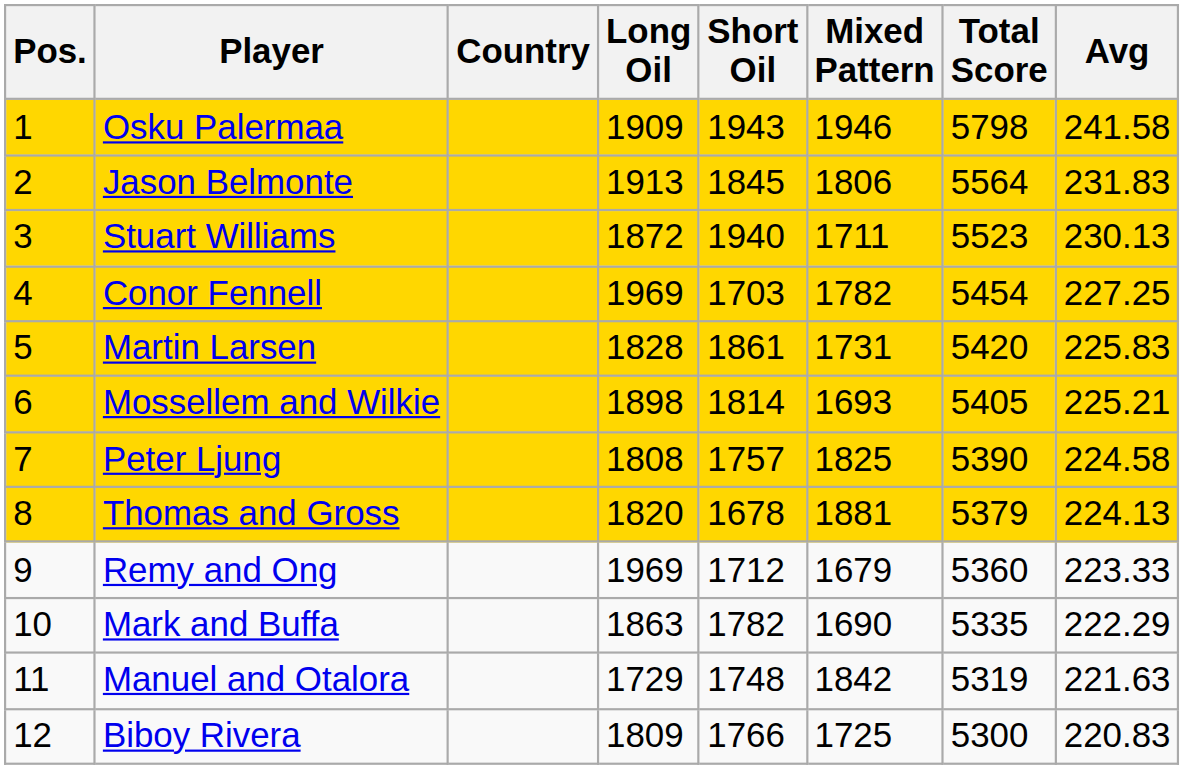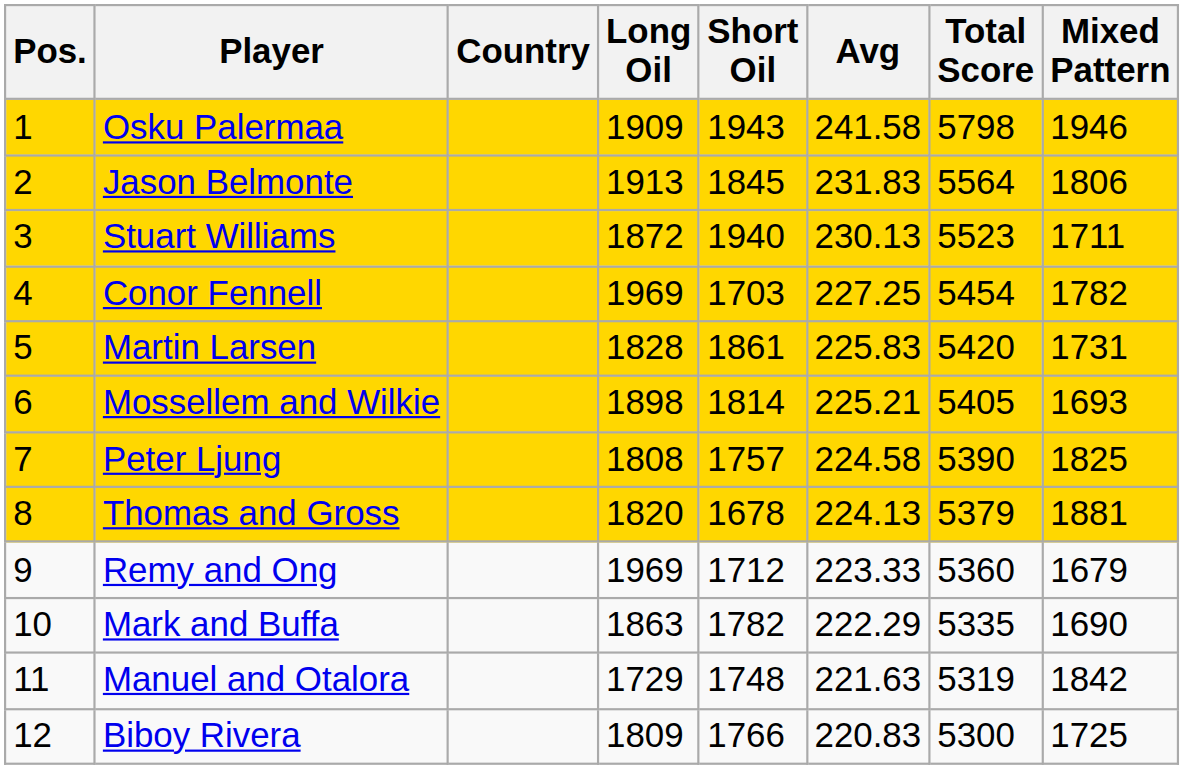columns swapped: (875, 51) <-> (1117, 51)
